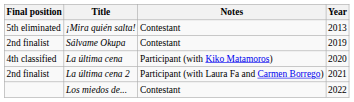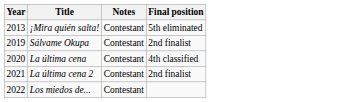columns swapped: (337, 12) <-> (34, 12)
(206, 59) Participant (with Kiko Matamoros) -> (124, 59) Contestant
(232, 74) Participant (with Laura Fa and Carmen Borrego) -> (124, 74) Contestant
